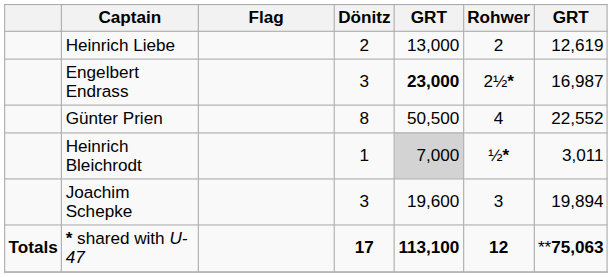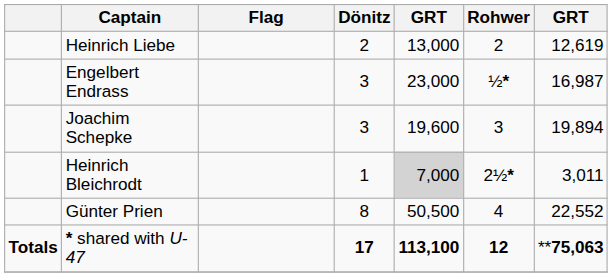(433, 82) bold -> (433, 82) normal
(499, 82) 2½* -> (499, 82) ½*
rows swapped: (114, 118) <-> (99, 201)
(499, 155) ½* -> (499, 174) 2½*
